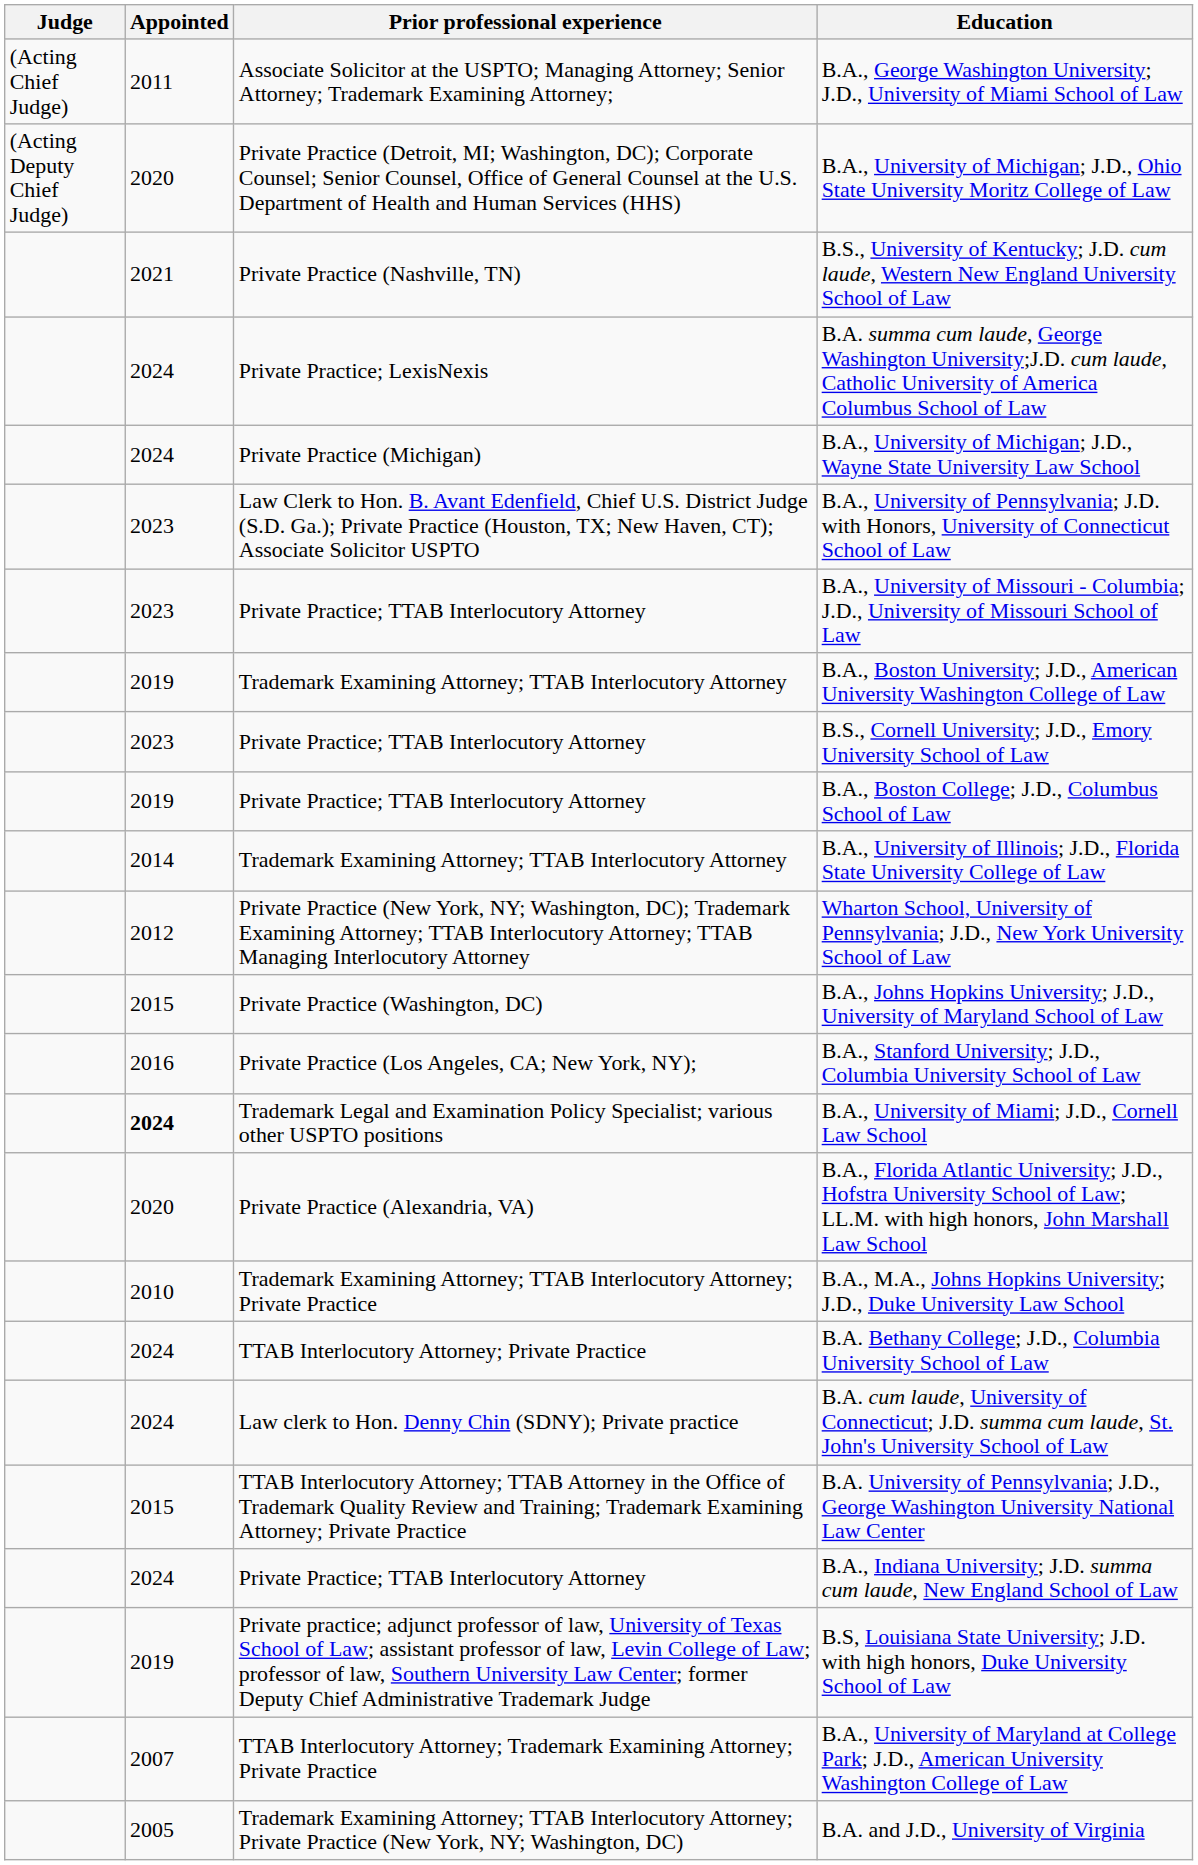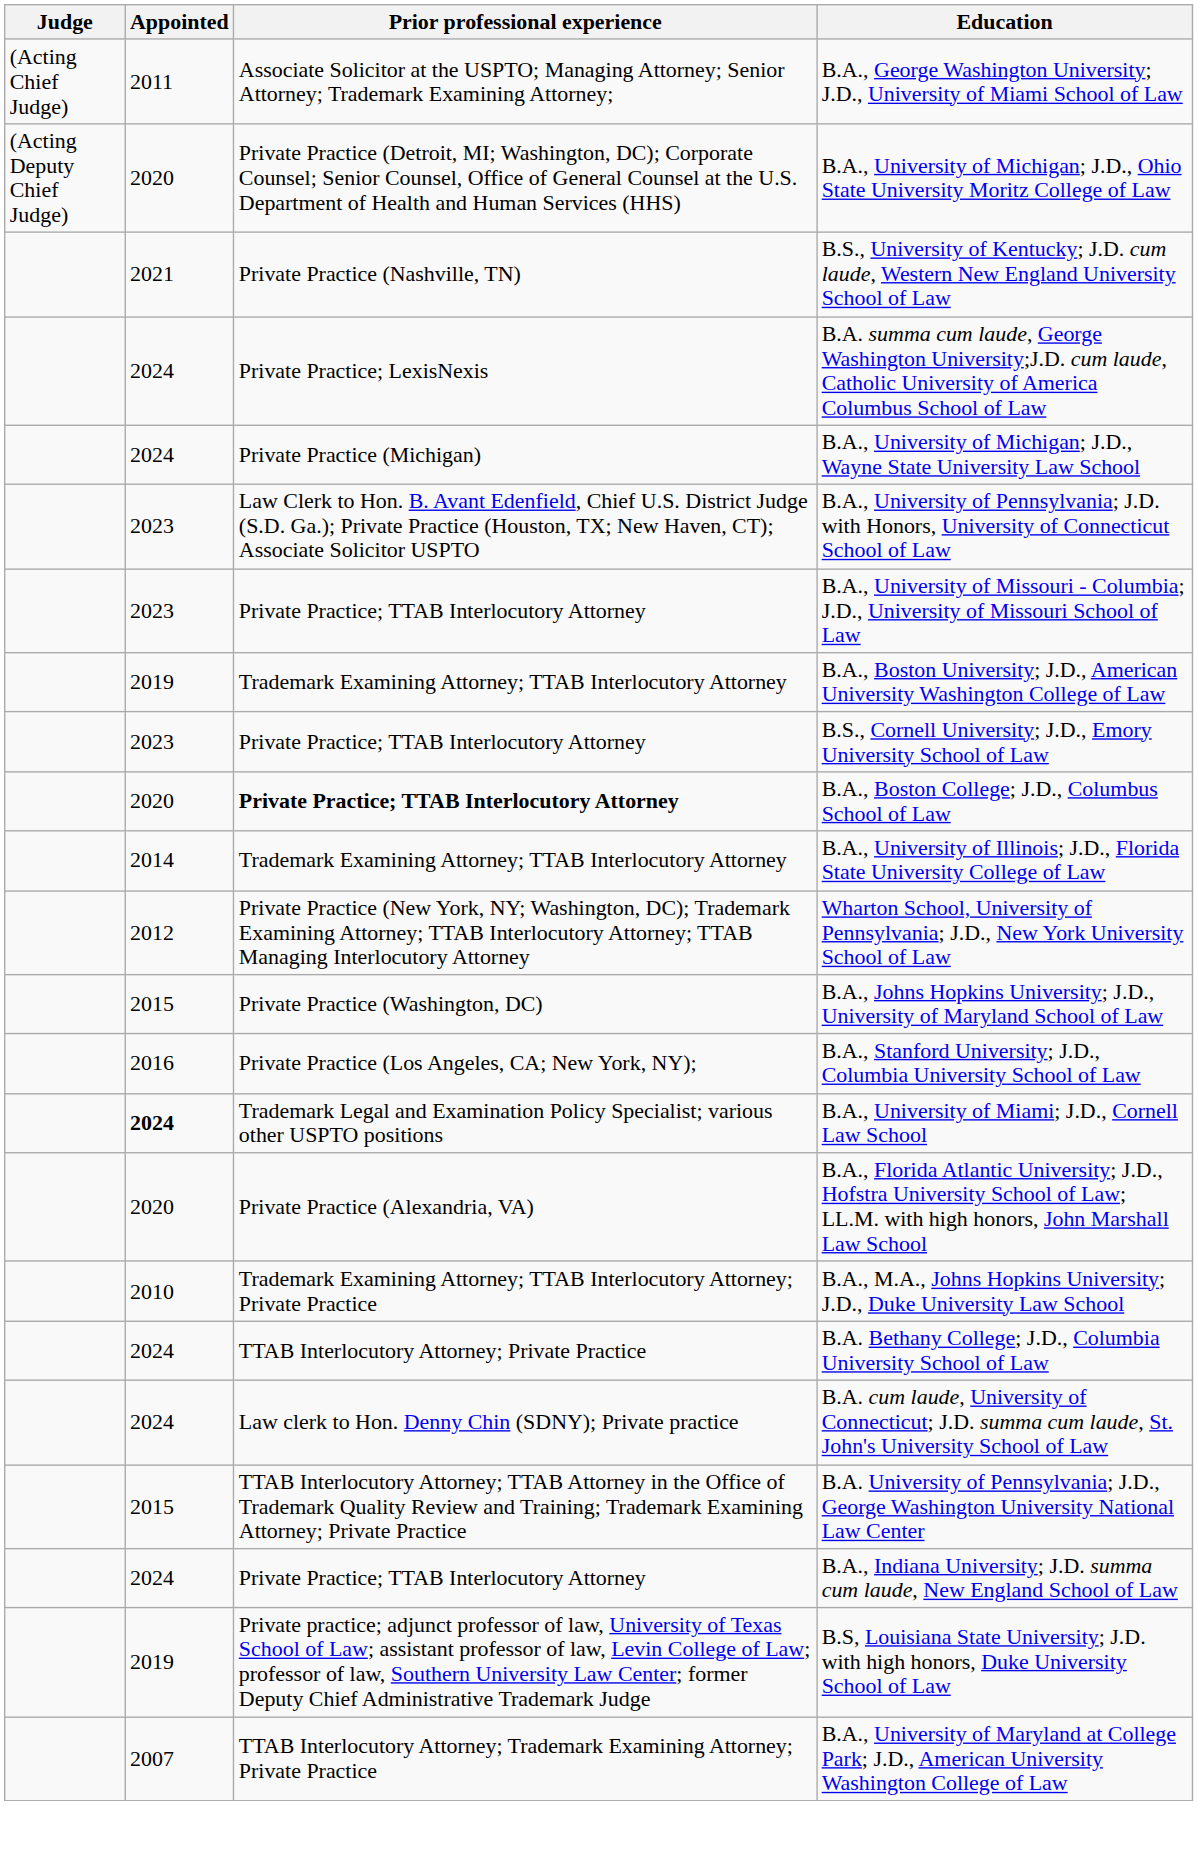(152, 801) 2019 -> (152, 801) 2020
(442, 801) normal -> (459, 801) bold
- row: (983, 1830)
